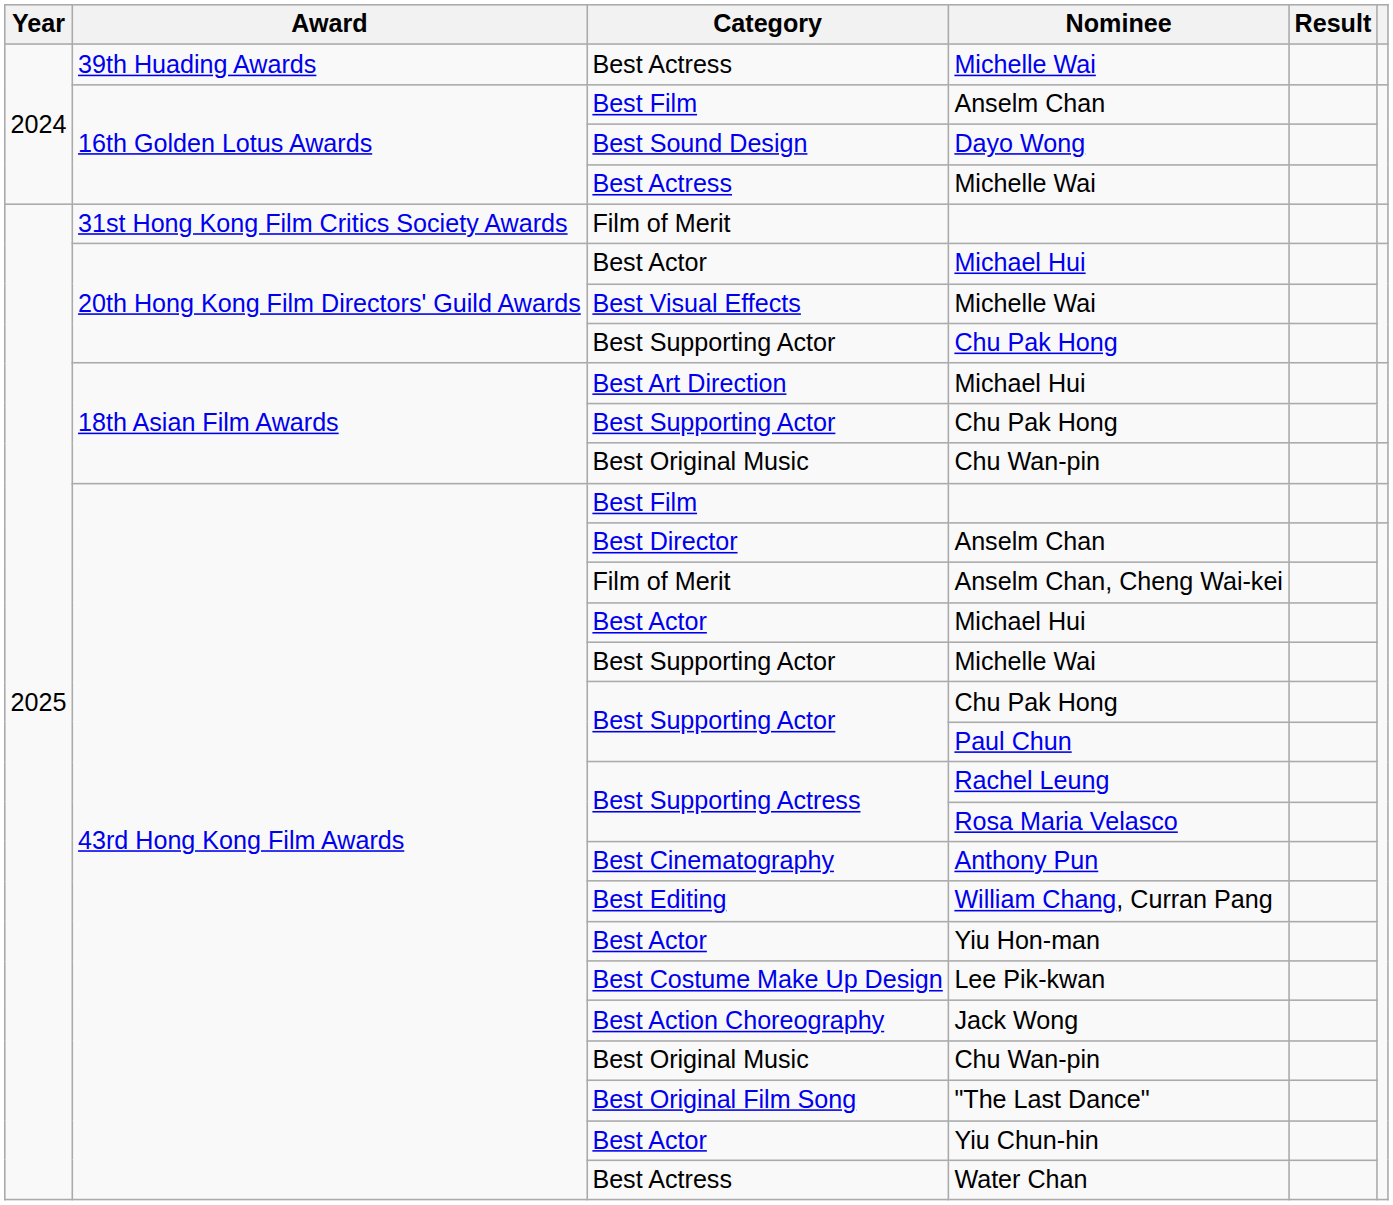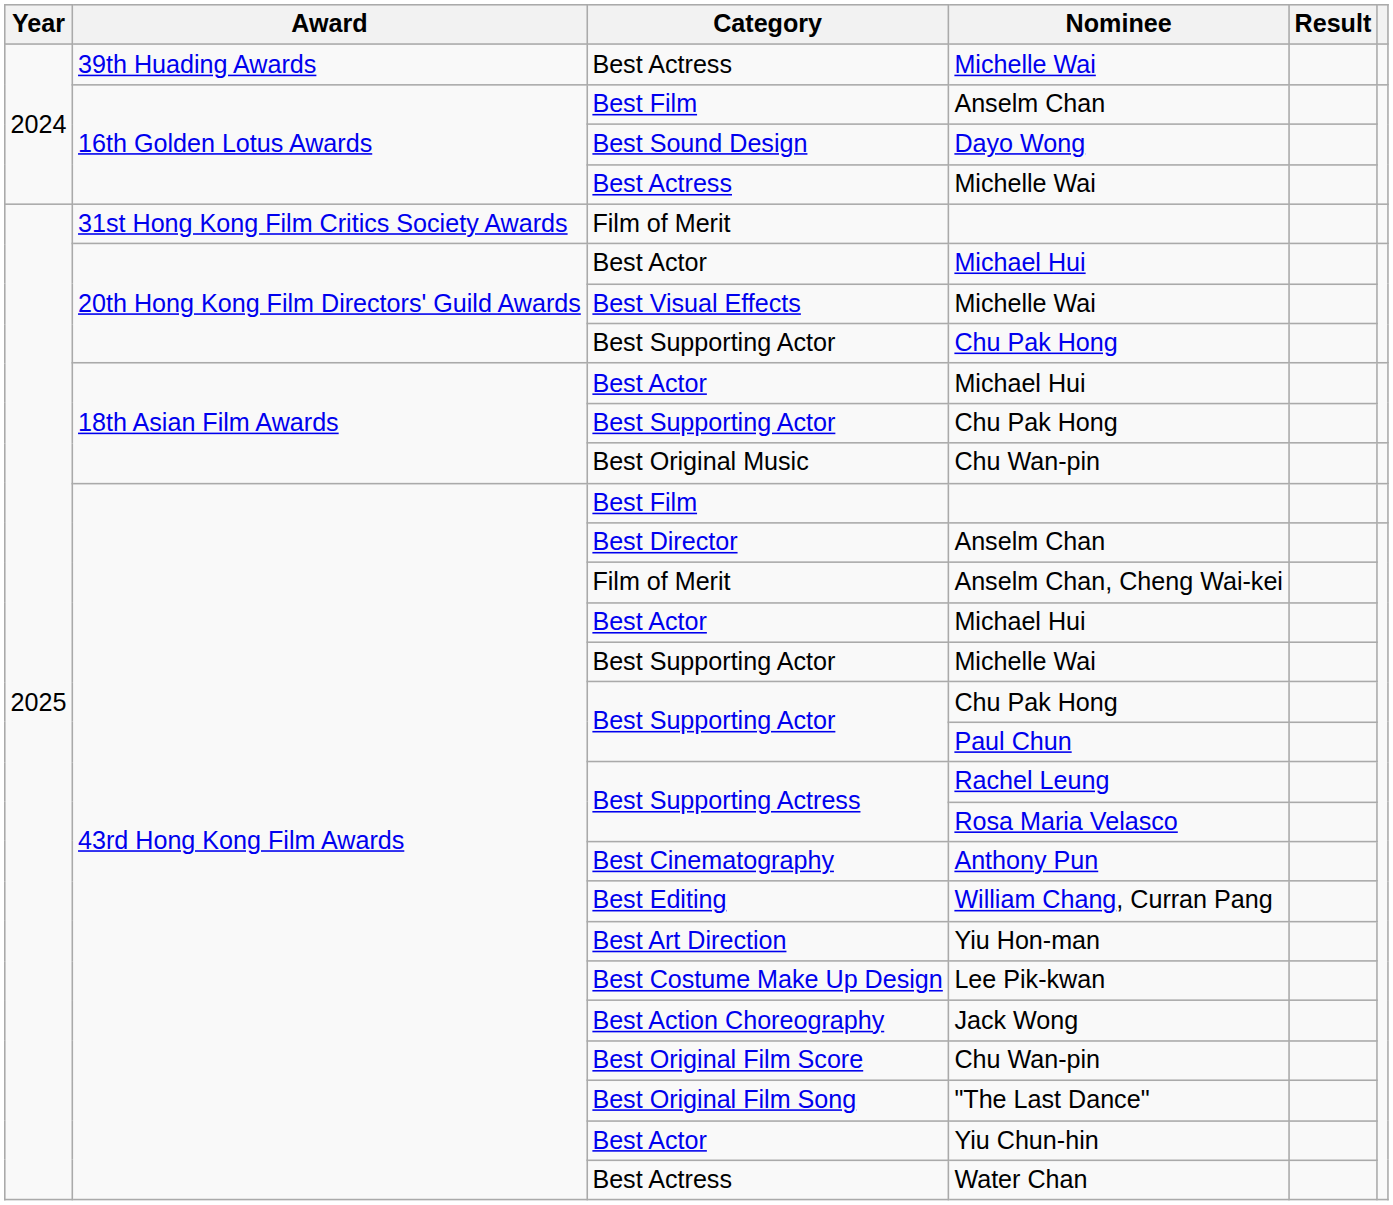(689, 382) Best Art Direction -> (650, 382) Best Actor
(650, 940) Best Actor -> (689, 940) Best Art Direction
(701, 1060) Best Original Music -> (728, 1060) Best Original Film Score
